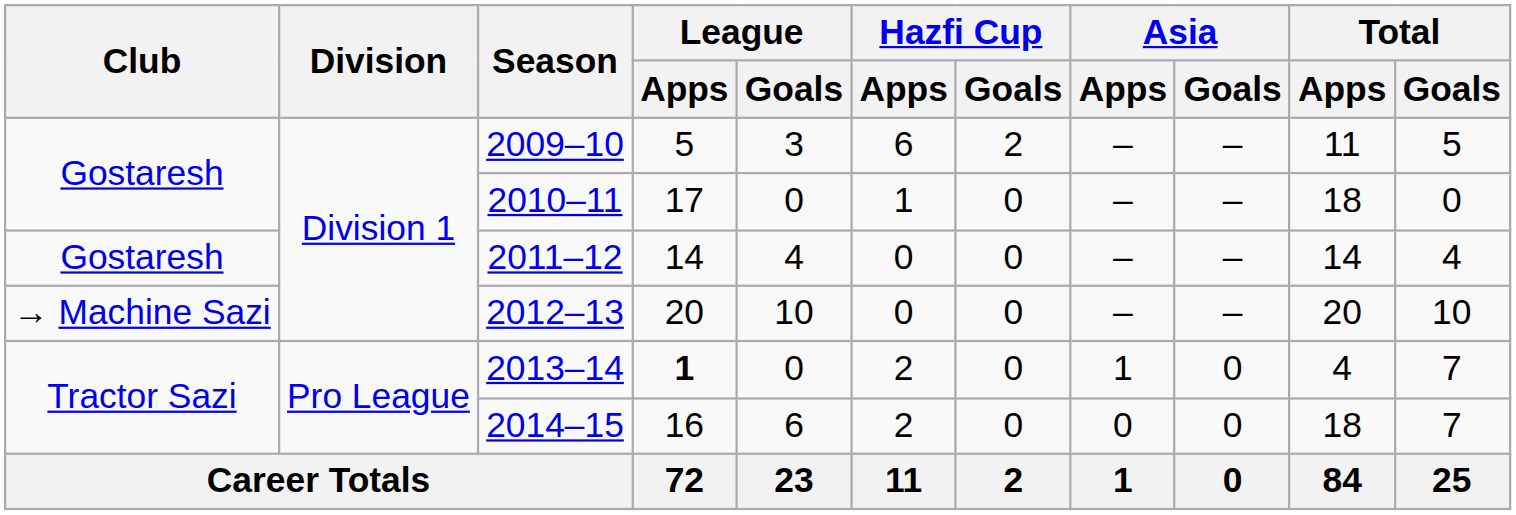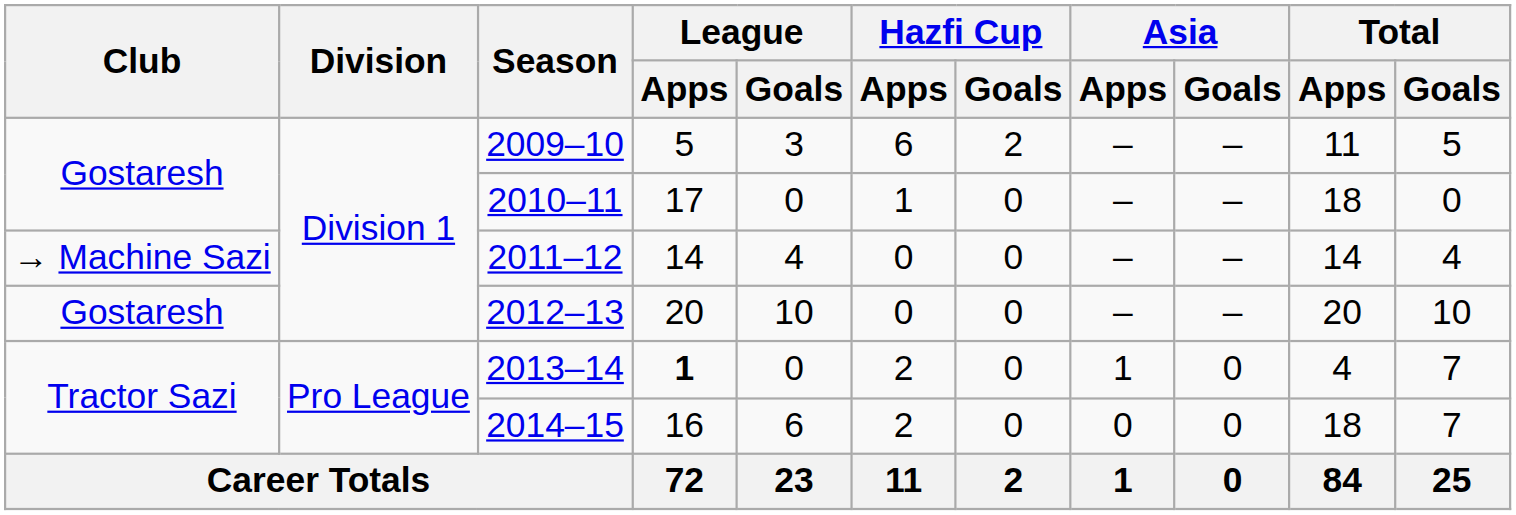(142, 256) Gostaresh -> (142, 256) → Machine Sazi
(142, 312) → Machine Sazi -> (142, 312) Gostaresh
